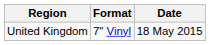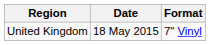columns swapped: (170, 13) <-> (112, 13)
